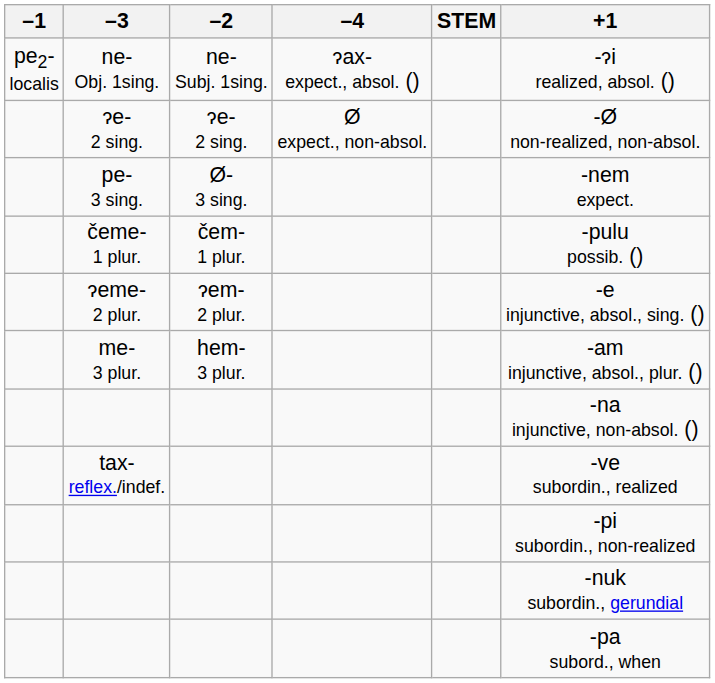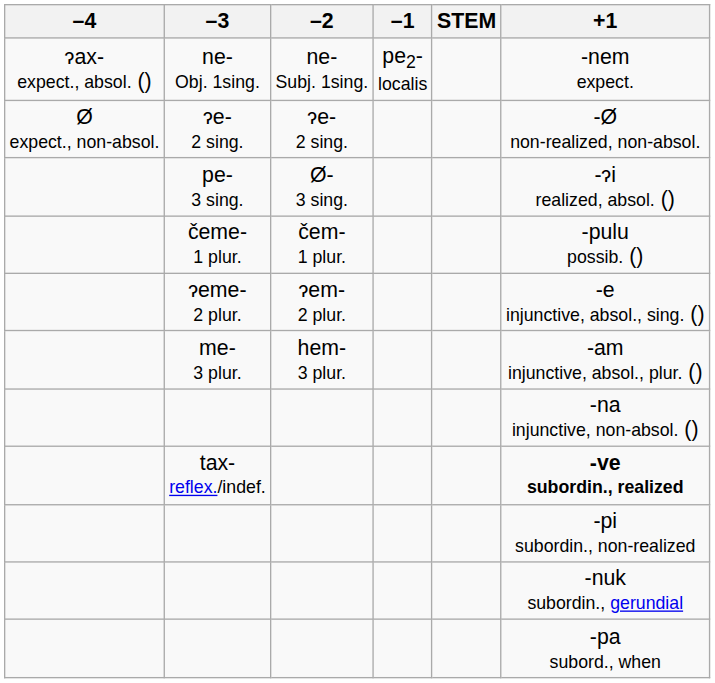columns swapped: (352, 21) <-> (34, 21)
(605, 69) -ɂi realized, absol. () -> (605, 69) -nem expect.
(605, 186) -nem expect. -> (605, 186) -ɂi realized, absol. ()
(605, 475) normal -> (605, 475) bold
